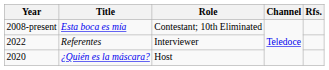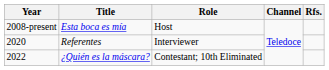(208, 27) Contestant; 10th Eliminated -> (163, 27) Host
(16, 42) 2022 -> (16, 42) 2020
(16, 57) 2020 -> (16, 57) 2022
(163, 57) Host -> (208, 57) Contestant; 10th Eliminated
